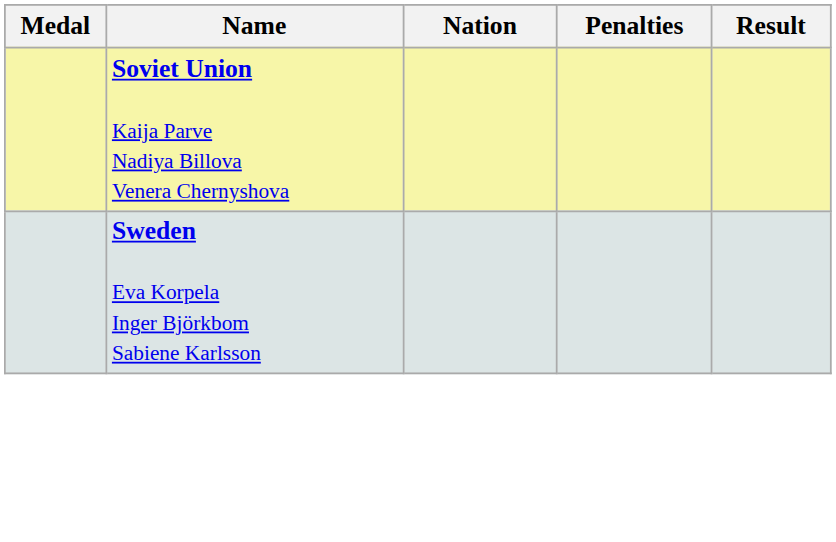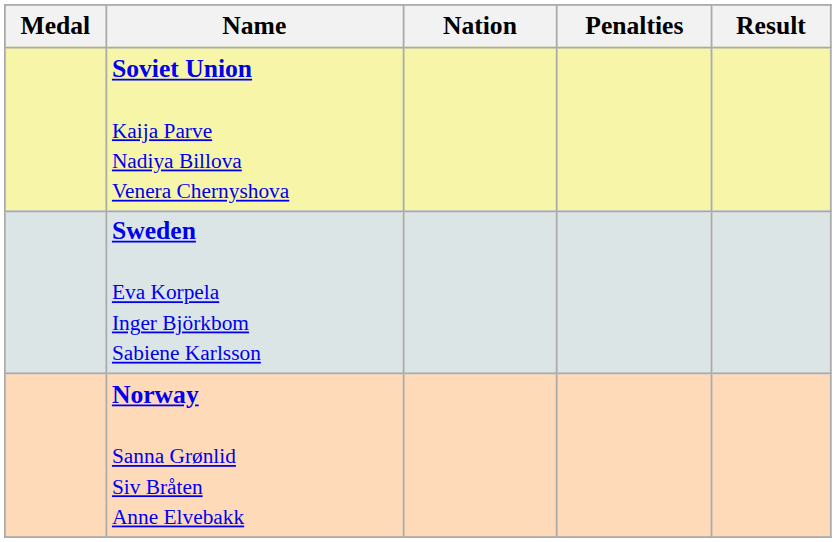+ row: (178, 455)
